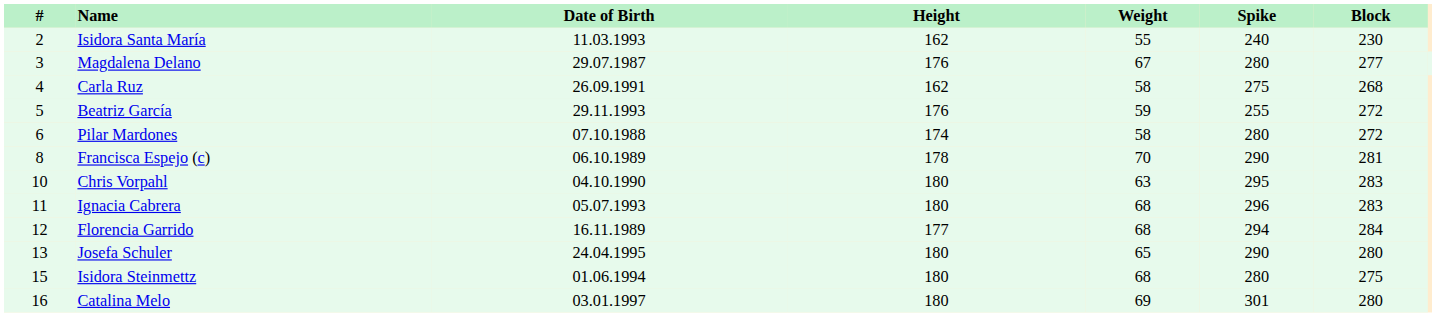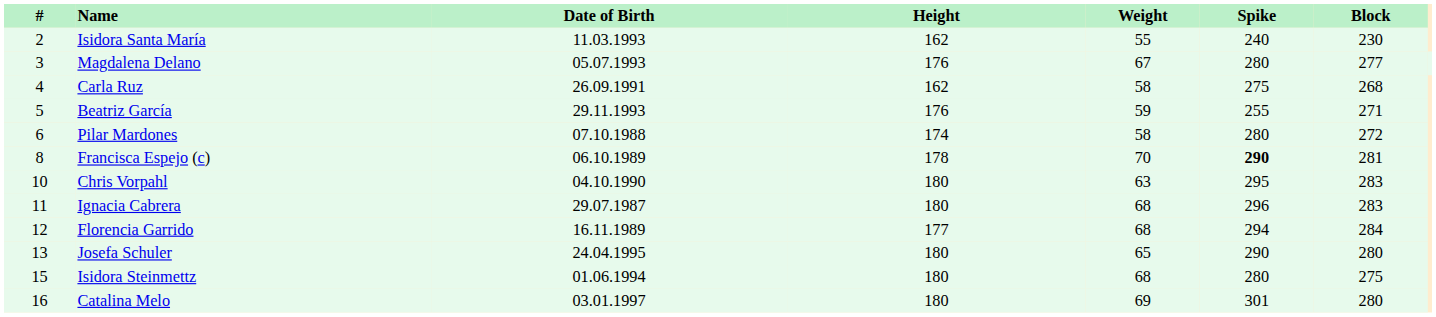(609, 63) 29.07.1987 -> (609, 63) 05.07.1993
(1371, 110) 272 -> (1371, 110) 271
(1257, 158) normal -> (1257, 158) bold
(609, 205) 05.07.1993 -> (609, 205) 29.07.1987
